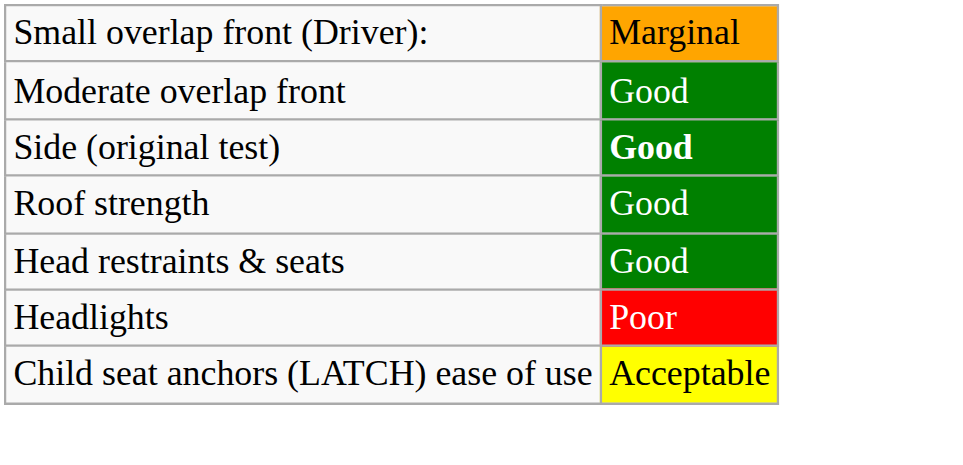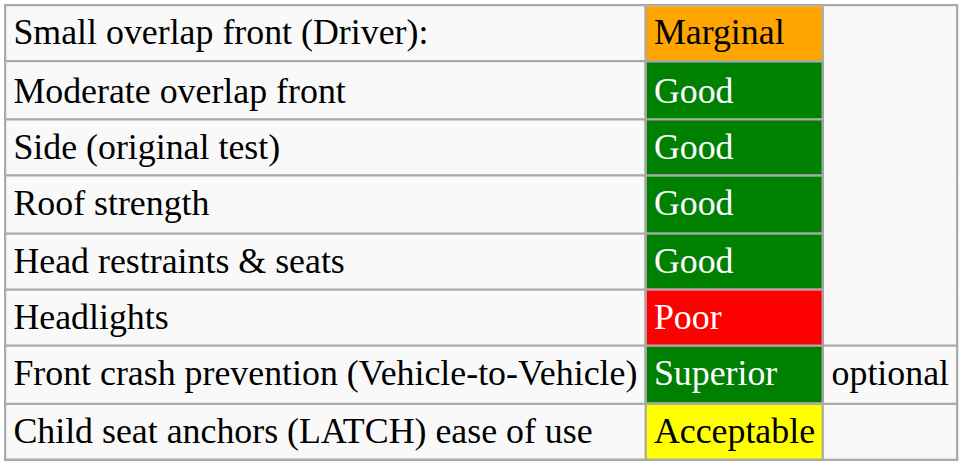(651, 146) bold -> (694, 146) normal
+ row: (325, 373)
